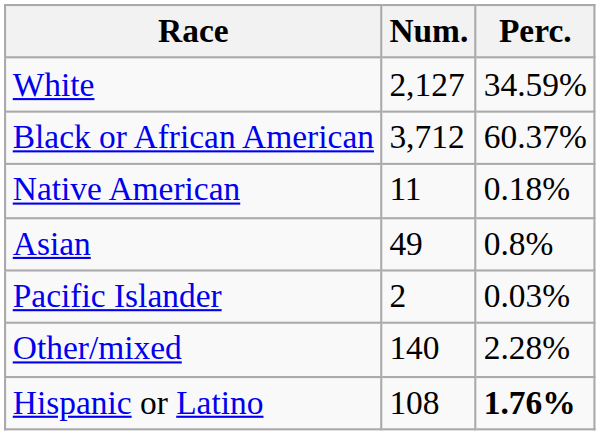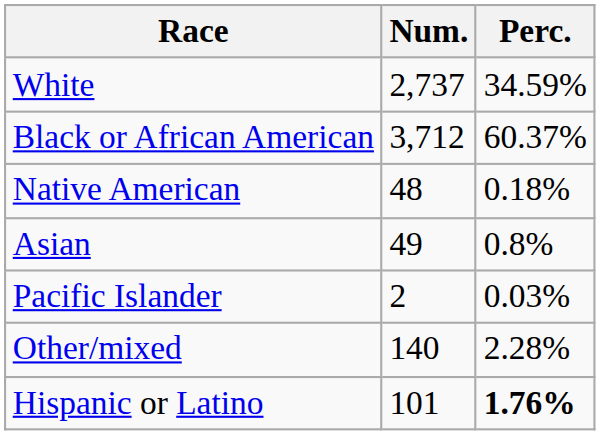(427, 84) 2,127 -> (427, 84) 2,737
(405, 190) 11 -> (406, 190) 48
(414, 402) 108 -> (414, 402) 101
